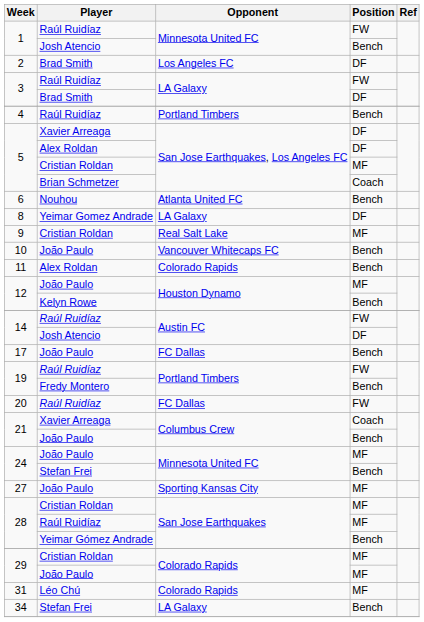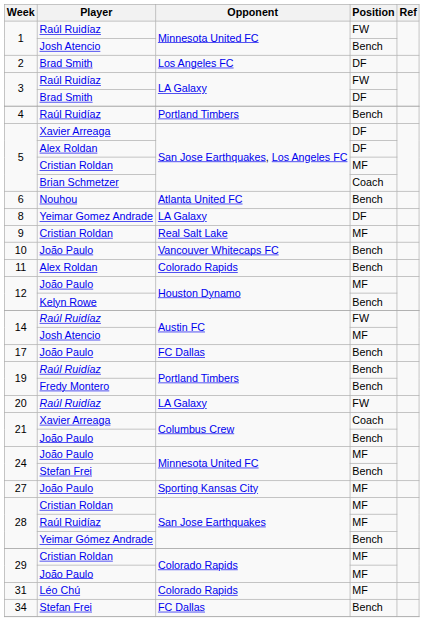(360, 336) DF -> (360, 336) MF
(361, 370) FW -> (368, 370) Bench
(181, 404) FC Dallas -> (182, 404) LA Galaxy
(182, 608) LA Galaxy -> (181, 608) FC Dallas
